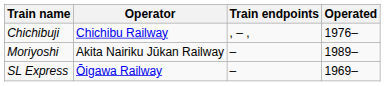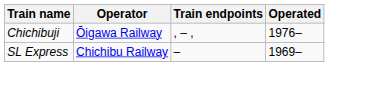(122, 33) Chichibu Railway -> (119, 33) Ōigawa Railway
- row: (33, 52)
(119, 71) Ōigawa Railway -> (122, 52) Chichibu Railway
